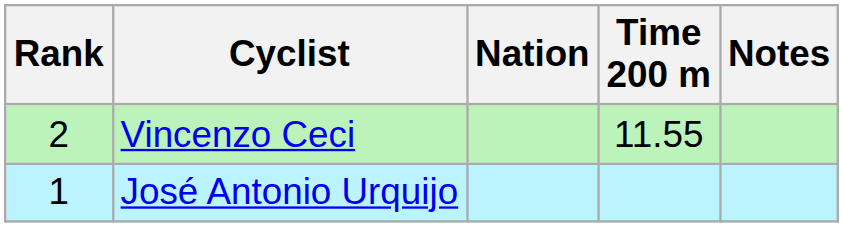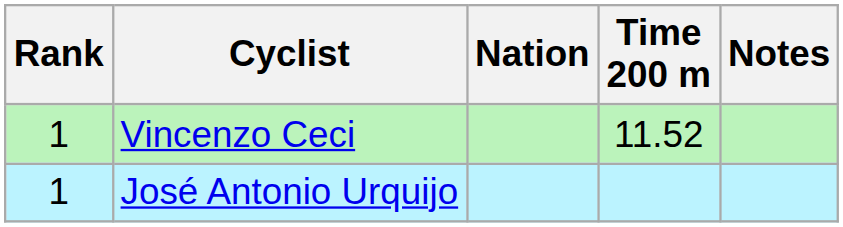(59, 133) 2 -> (59, 133) 1
(659, 133) 11.55 -> (659, 133) 11.52
